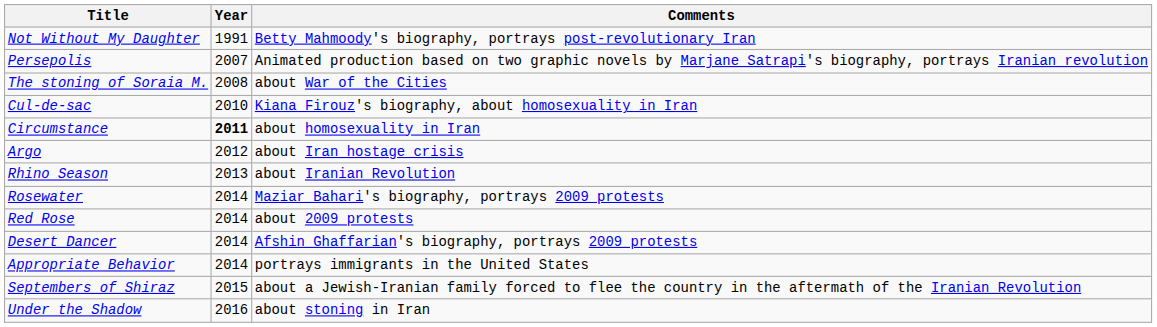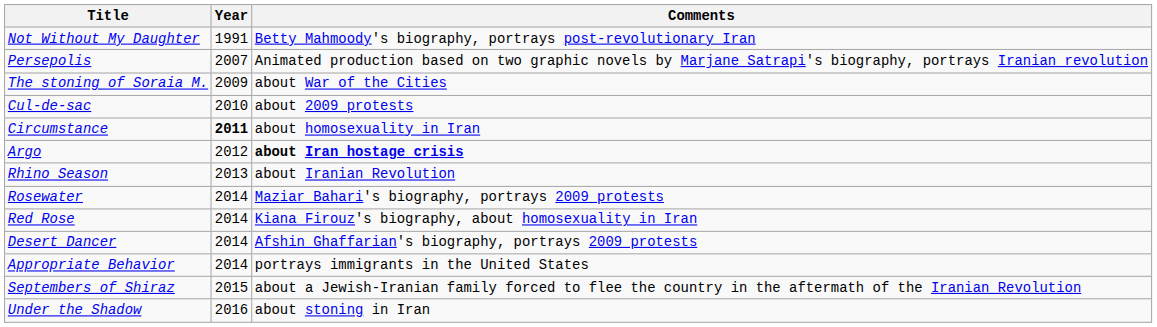(232, 84) 2008 -> (232, 84) 2009
(476, 107) Kiana Firouz's biography, about homosexuality in Iran -> (334, 107) about 2009 protests
(359, 152) normal -> (359, 152) bold
(334, 220) about 2009 protests -> (476, 220) Kiana Firouz's biography, about homosexuality in Iran
